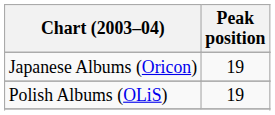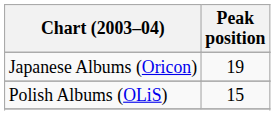(235, 94) 19 -> (235, 94) 15
